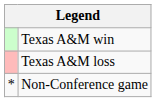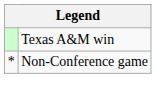- row: (68, 62)
